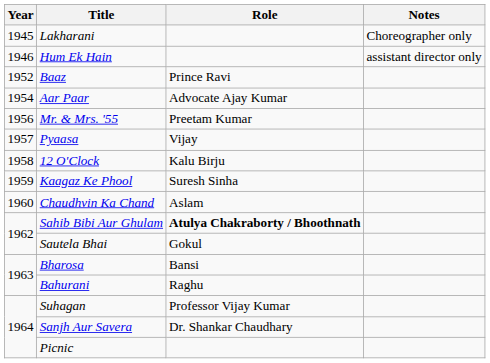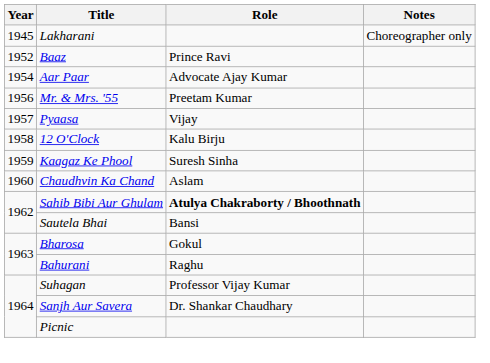- row: (76, 56)
(185, 243) Gokul -> (184, 222) Bansi
(184, 264) Bansi -> (185, 243) Gokul
